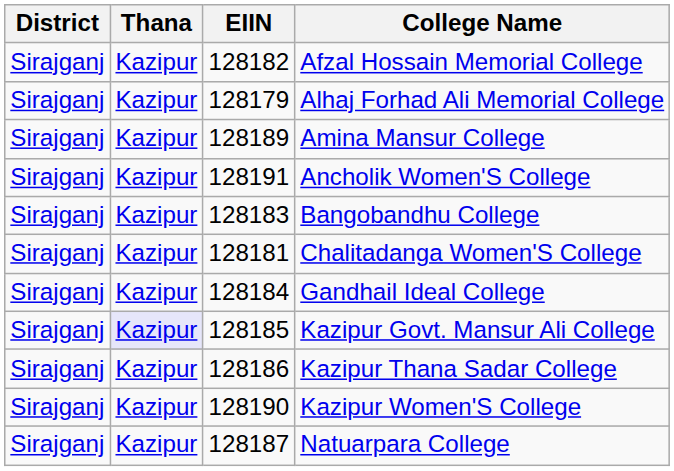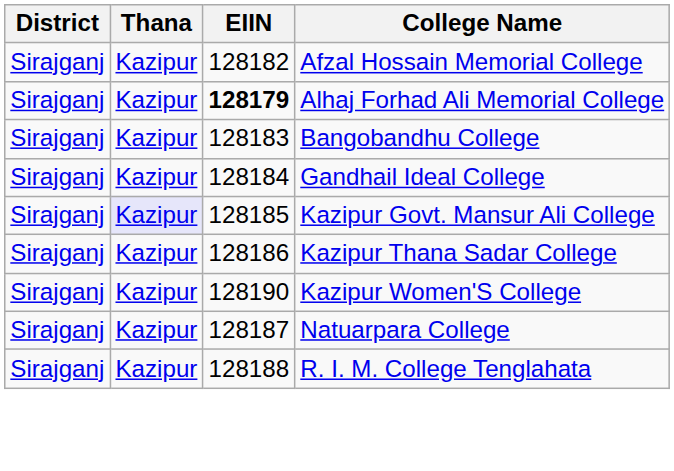(249, 100) normal -> (249, 100) bold
- row: (422, 138)
- row: (445, 176)
- row: (471, 253)
+ row: (446, 368)
